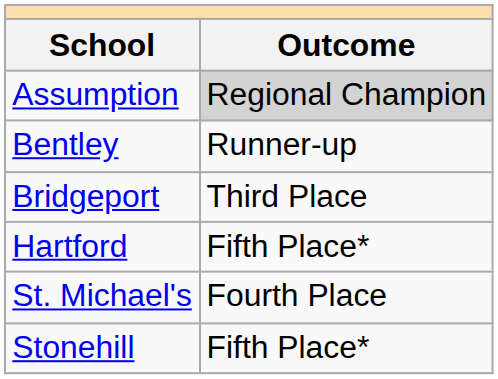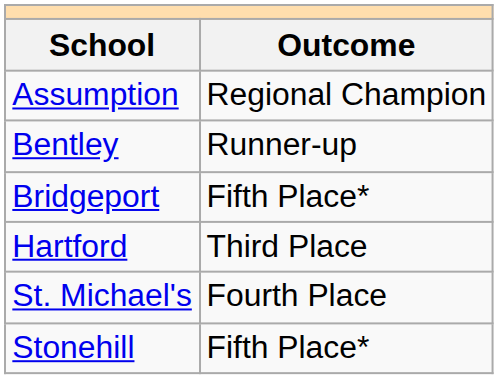(346, 94) lightgrey background -> (346, 94) no background
(287, 195) Third Place -> (288, 195) Fifth Place*
(288, 246) Fifth Place* -> (287, 246) Third Place
